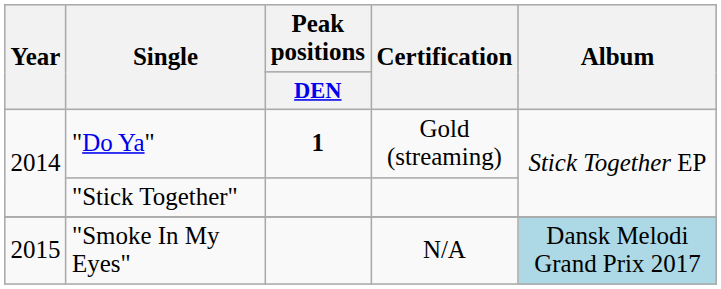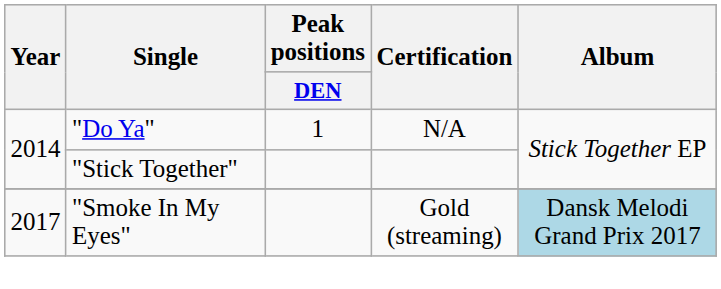(318, 143) bold -> (318, 129) normal
(444, 143) Gold (streaming) -> (444, 129) N/A
(35, 250) 2015 -> (35, 222) 2017
(444, 250) N/A -> (444, 222) Gold (streaming)
